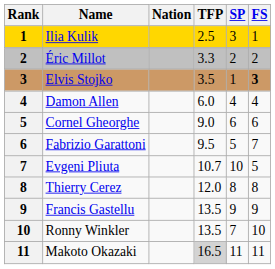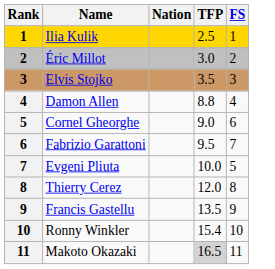- column: (237, 15)
(206, 58) 3.3 -> (206, 58) 3.0
(255, 79) bold -> (233, 79) normal
(206, 101) 6.0 -> (206, 101) 8.8
(209, 166) 10.7 -> (209, 166) 10.0
(209, 230) 13.5 -> (209, 230) 15.4
